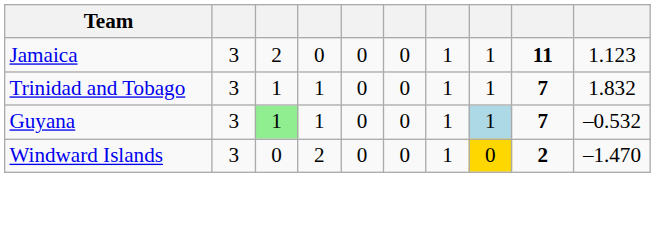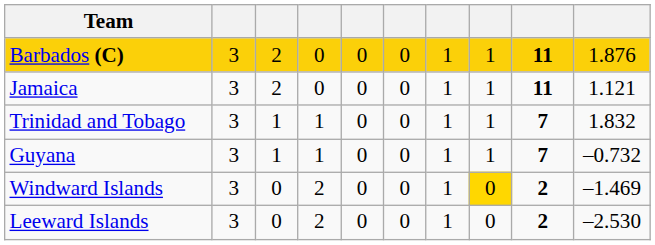+ row: (67, 54)
(612, 54) 1.123 -> (612, 88) 1.121
(276, 121) lightgreen background -> (276, 155) no background
(490, 121) lightblue background -> (490, 155) no background
(612, 121) –0.532 -> (612, 155) –0.732
(612, 155) –1.470 -> (612, 188) –1.469
+ row: (79, 222)
